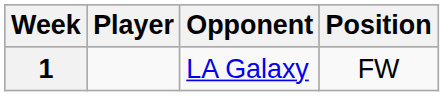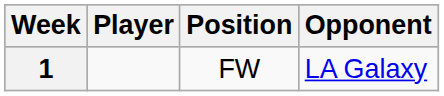columns swapped: (379, 25) <-> (250, 25)
